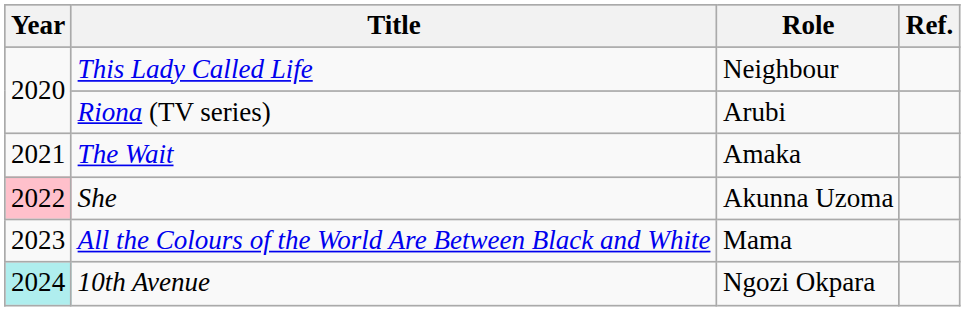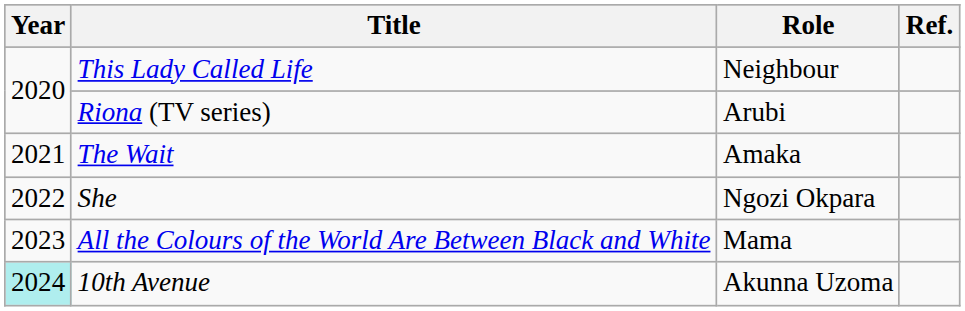(38, 197) pink background -> (38, 197) no background
(808, 197) Akunna Uzoma -> (799, 197) Ngozi Okpara
(799, 283) Ngozi Okpara -> (808, 283) Akunna Uzoma
